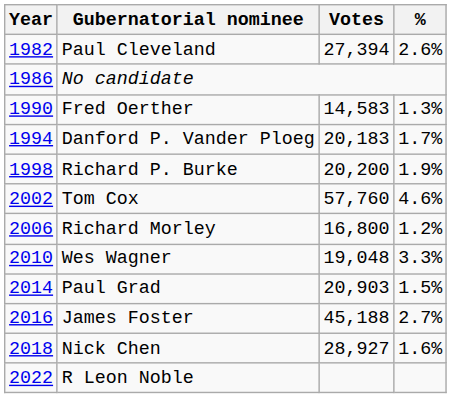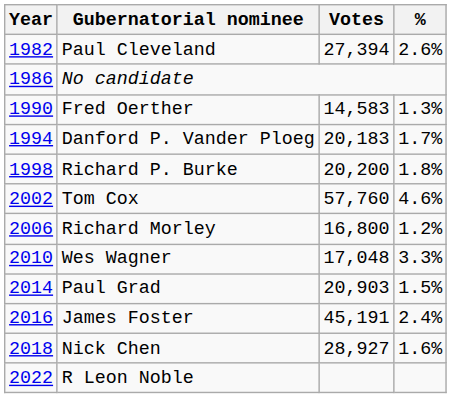(420, 169) 1.9% -> (420, 169) 1.8%
(357, 259) 19,048 -> (357, 259) 17,048
(357, 318) 45,188 -> (357, 318) 45,191
(420, 318) 2.7% -> (420, 318) 2.4%
